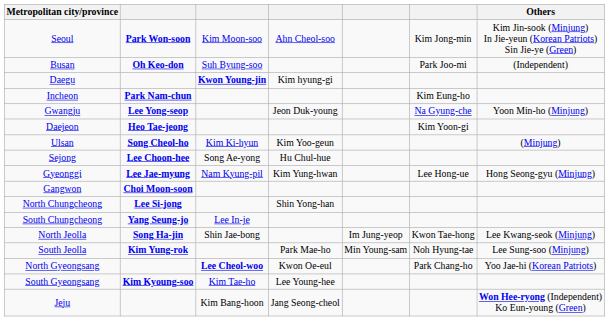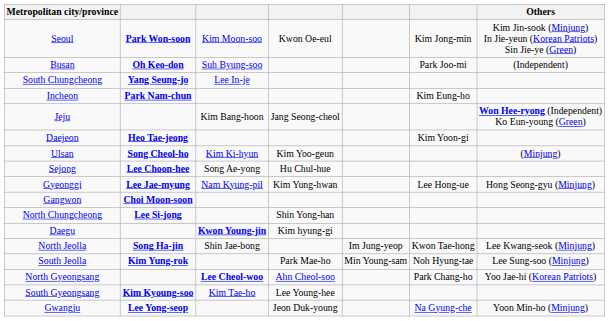(305, 38) Ahn Cheol-soo -> (305, 38) Kwon Oe-eul
rows swapped: (62, 80) <-> (62, 219)
rows swapped: (62, 111) <-> (62, 302)
(305, 266) Kwon Oe-eul -> (305, 277) Ahn Cheol-soo
